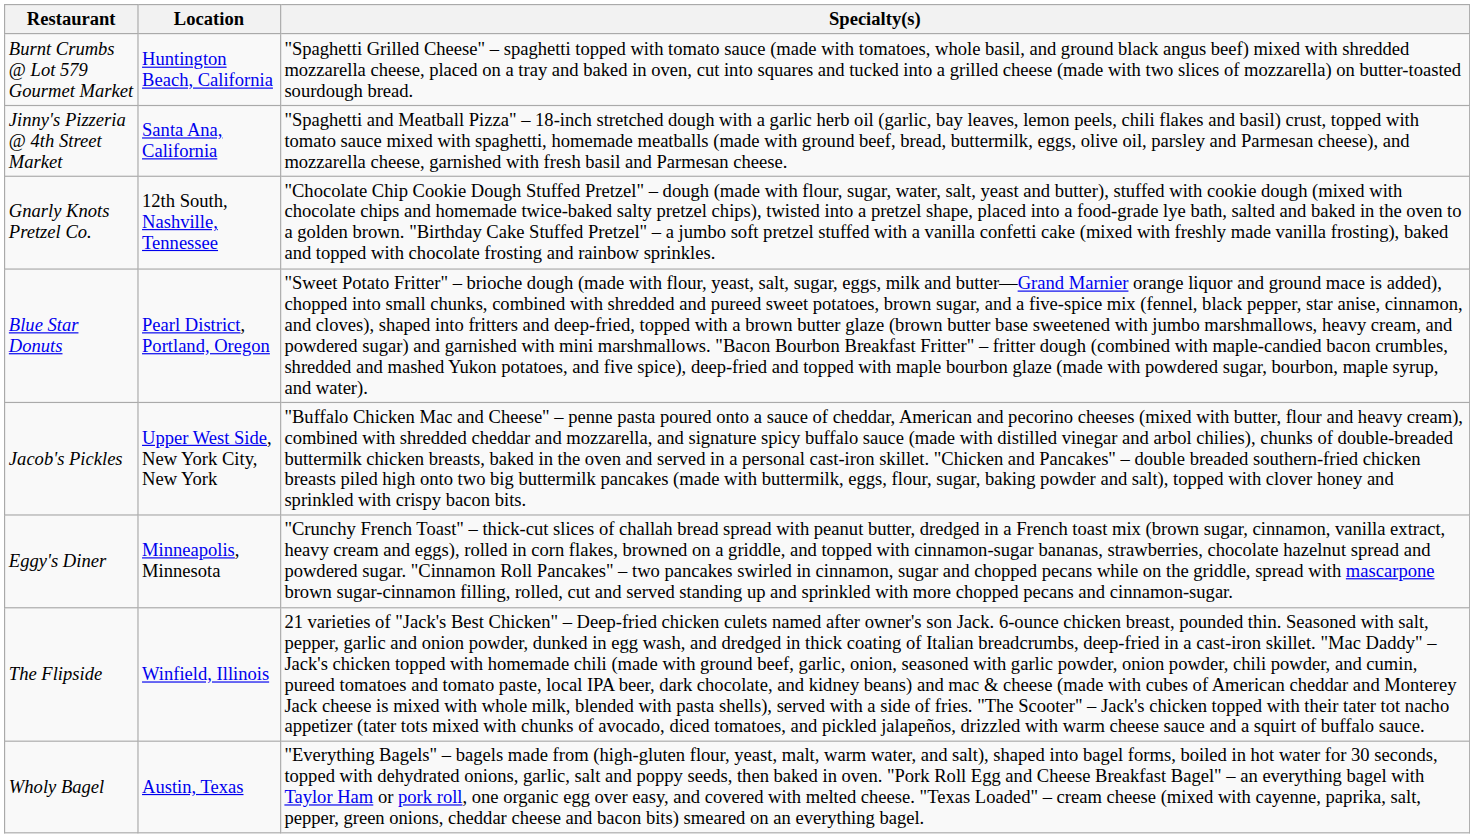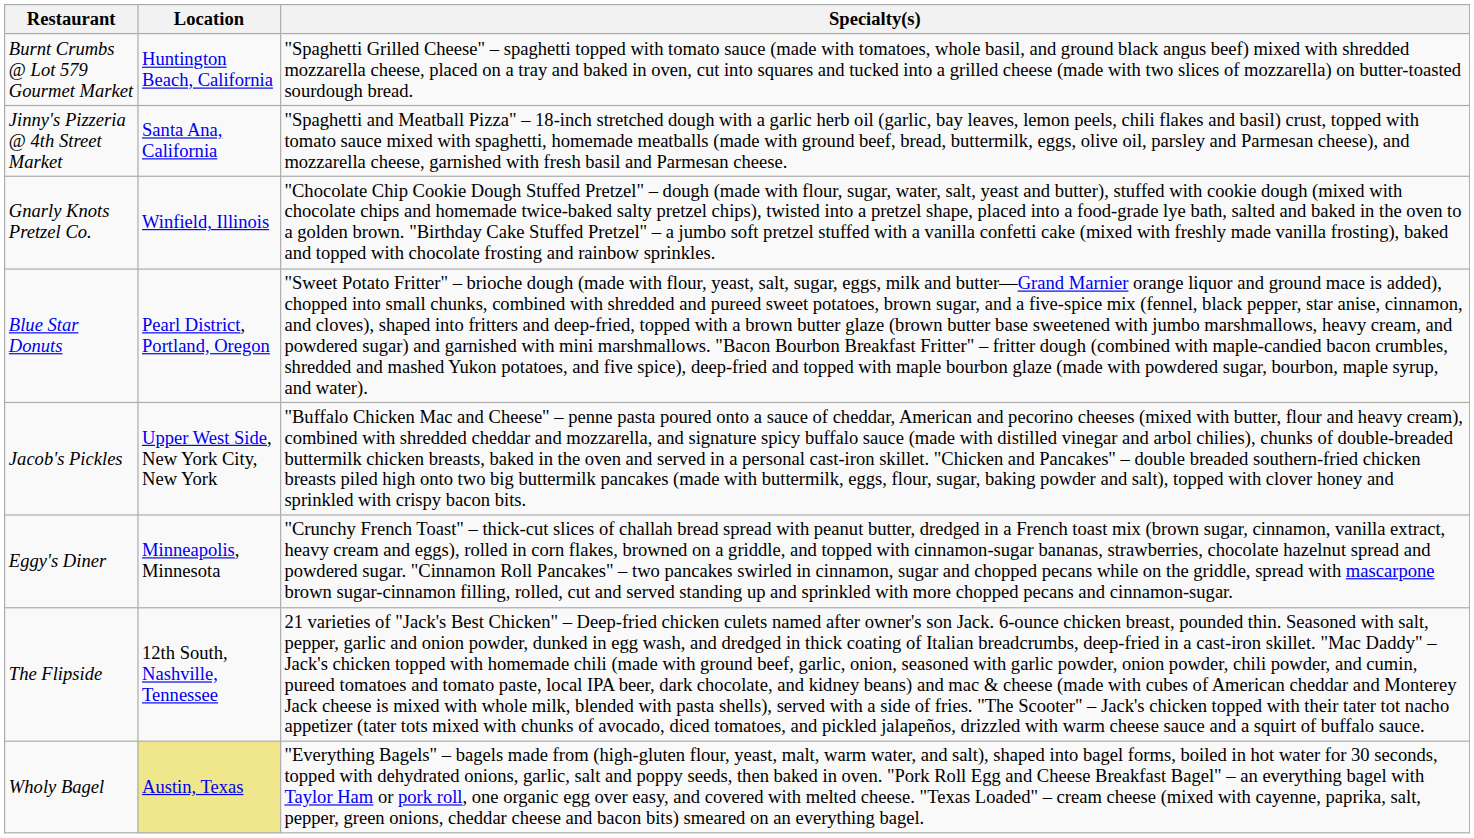(185, 222) 12th South, Nashville, Tennessee -> (206, 222) Winfield, Illinois
(206, 674) Winfield, Illinois -> (185, 674) 12th South, Nashville, Tennessee
(193, 787) no background -> (193, 787) khaki background
